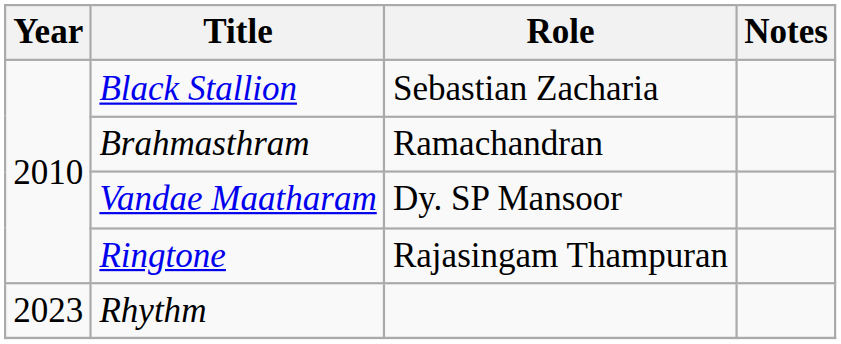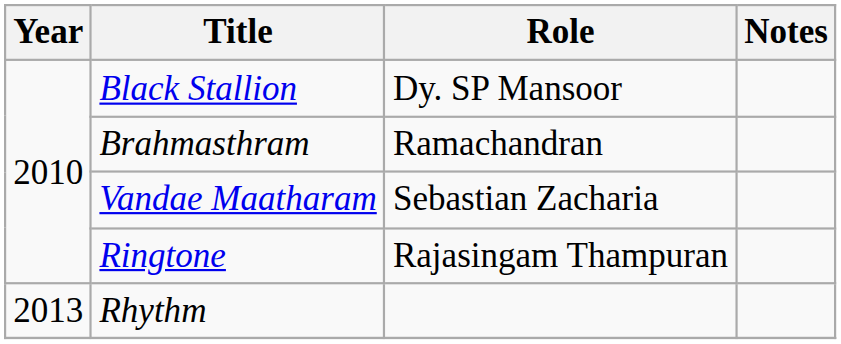(526, 87) Sebastian Zacharia -> (507, 87) Dy. SP Mansoor
(507, 198) Dy. SP Mansoor -> (526, 198) Sebastian Zacharia
(48, 310) 2023 -> (48, 310) 2013
